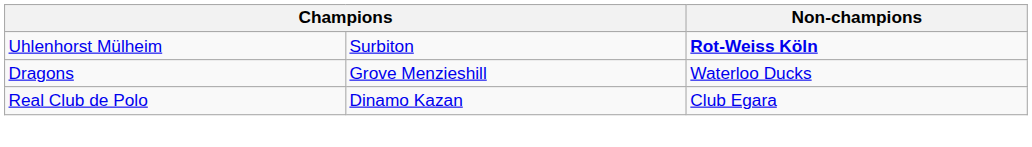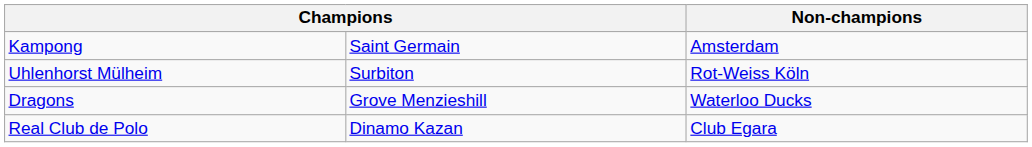+ row: (46, 45)
(754, 45) bold -> (750, 73) normal
